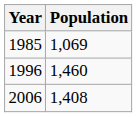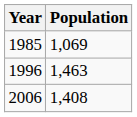(69, 71) 1,460 -> (69, 71) 1,463
